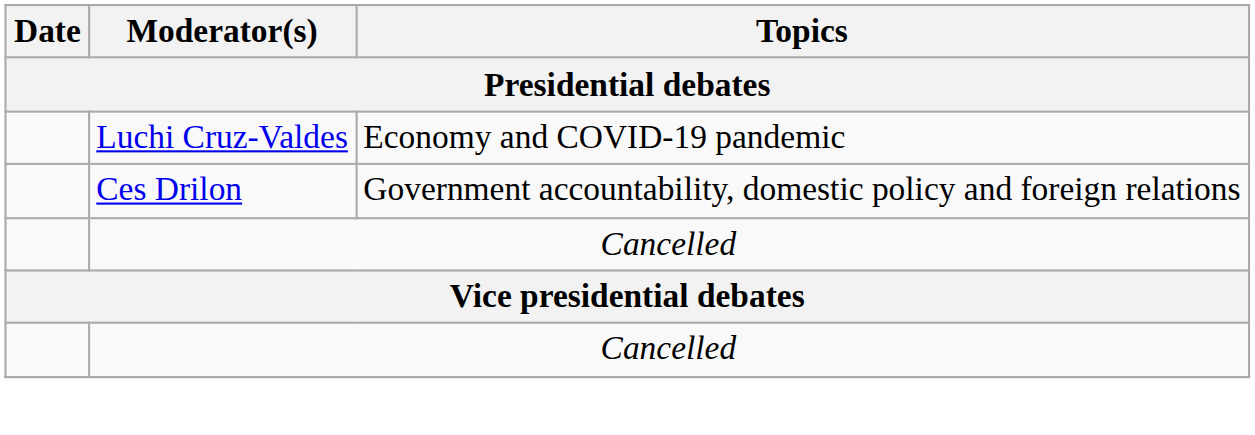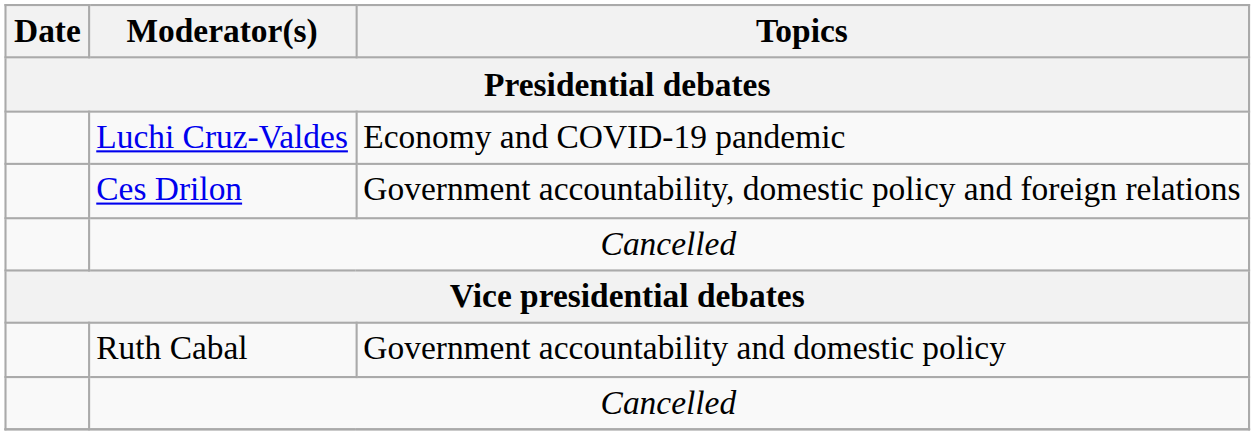+ row: (172, 349)
